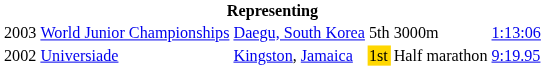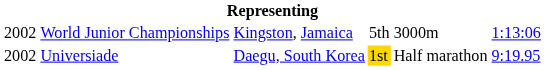(20, 33) 2003 -> (20, 33) 2002
(299, 33) Daegu, South Korea -> (293, 33) Kingston, Jamaica
(293, 55) Kingston, Jamaica -> (299, 55) Daegu, South Korea
